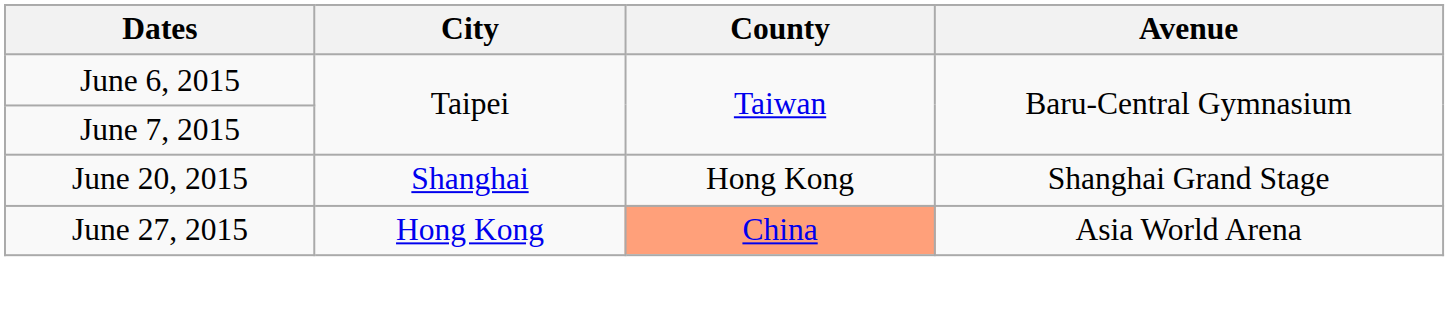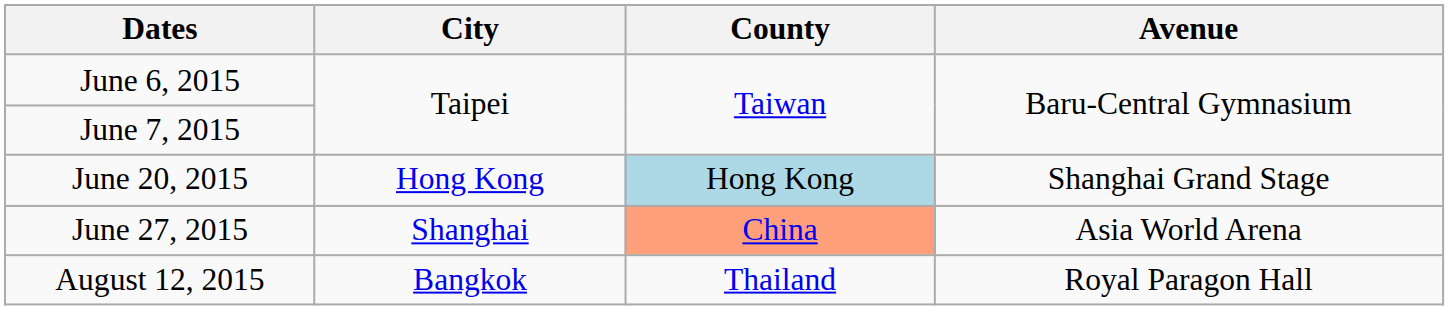(470, 179) Shanghai -> (470, 179) Hong Kong
(780, 179) no background -> (780, 179) lightblue background
(470, 229) Hong Kong -> (470, 229) Shanghai
+ row: (160, 279)
